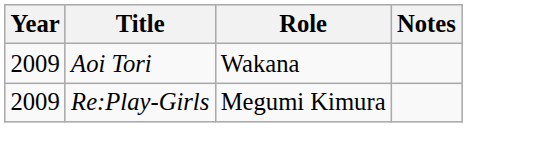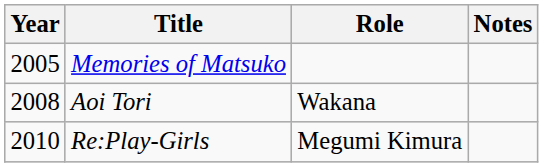+ row: (179, 63)
(35, 63) 2009 -> (35, 102) 2008
(35, 102) 2009 -> (35, 141) 2010
